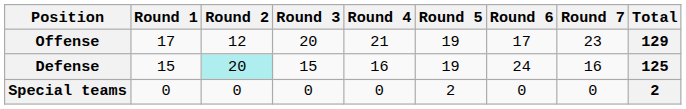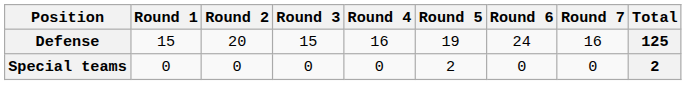- row: (68, 42)
(237, 67) paleturquoise background -> (237, 42) no background
